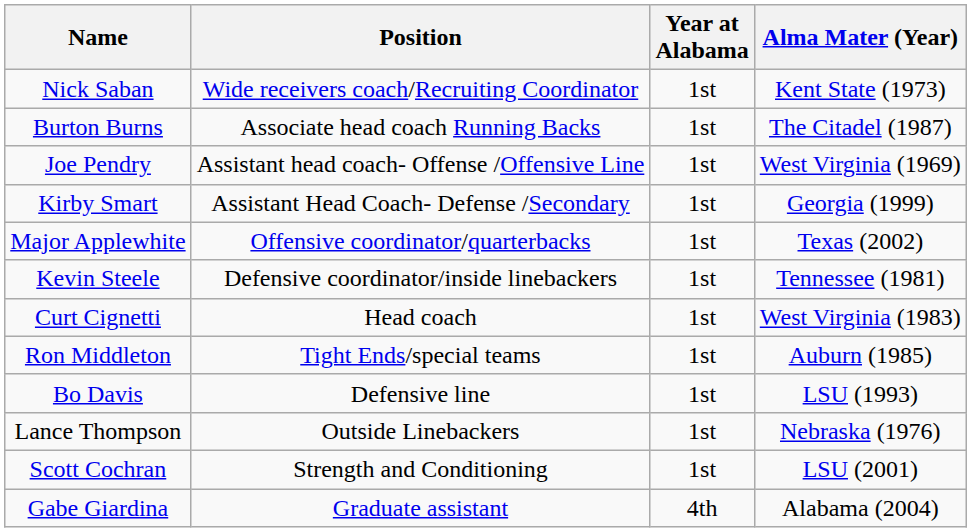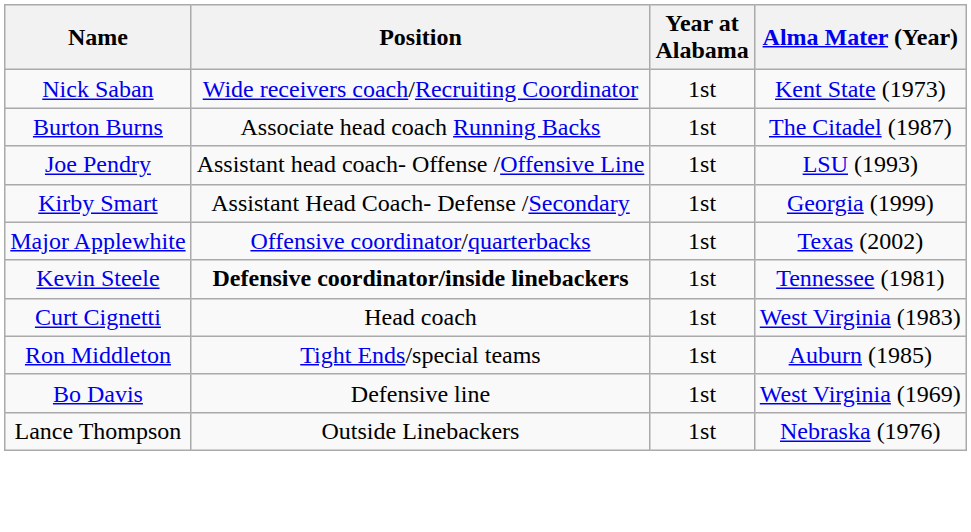(860, 164) West Virginia (1969) -> (860, 164) LSU (1993)
(420, 278) normal -> (420, 278) bold
(860, 393) LSU (1993) -> (860, 393) West Virginia (1969)
- row: (98, 469)
- row: (98, 507)
